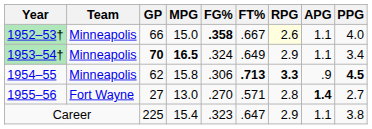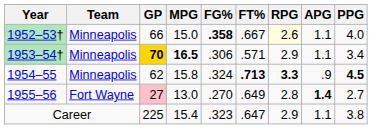(156, 55) no background -> (156, 55) gold background
(220, 55) .324 -> (220, 55) .306
(253, 55) .649 -> (253, 55) .571
(220, 75) .306 -> (220, 75) .324
(156, 94) no background -> (156, 94) pink background
(253, 94) .571 -> (253, 94) .649
